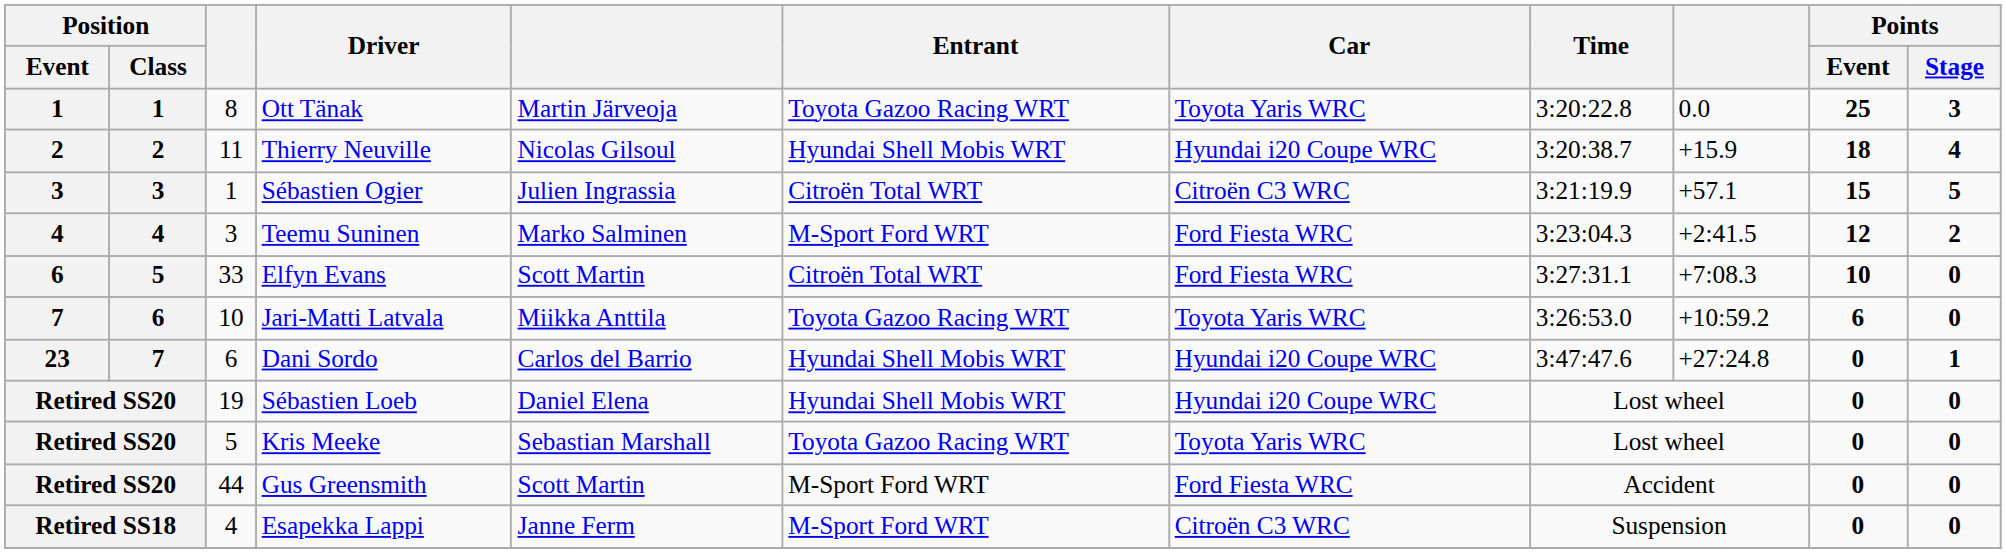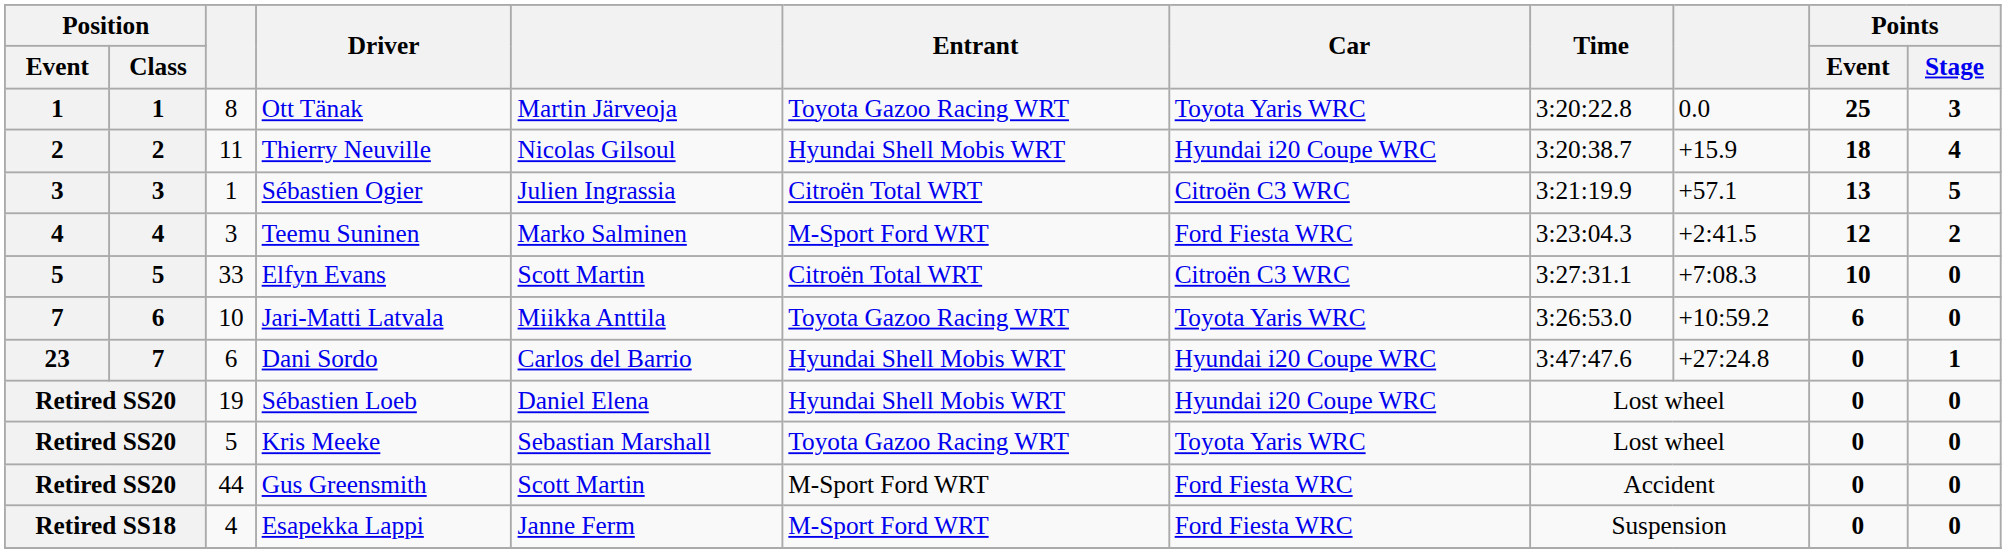(1858, 191) 15 -> (1858, 191) 13
(57, 275) 6 -> (57, 275) 5
(1264, 275) Ford Fiesta WRC -> (1262, 275) Citroën C3 WRC
(1262, 525) Citroën C3 WRC -> (1264, 525) Ford Fiesta WRC
